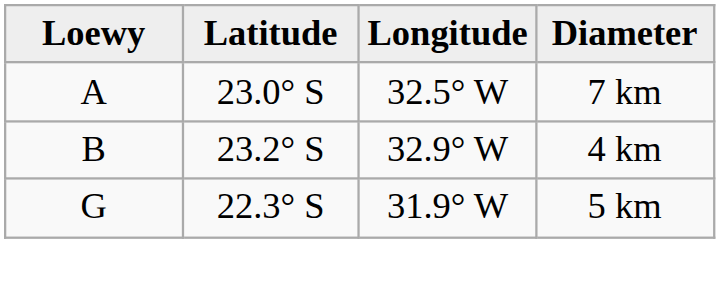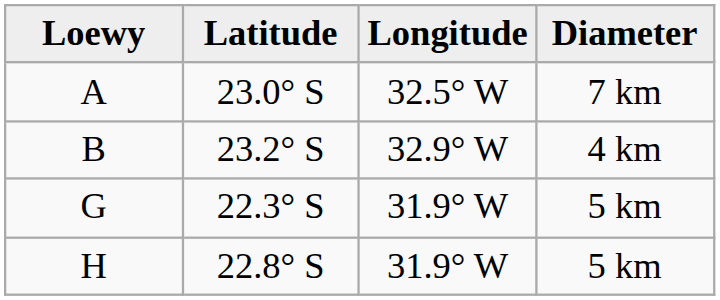+ row: (94, 264)
